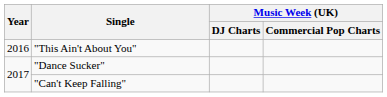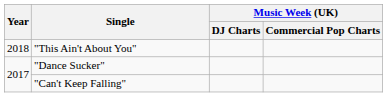(18, 48) 2016 -> (18, 48) 2018
